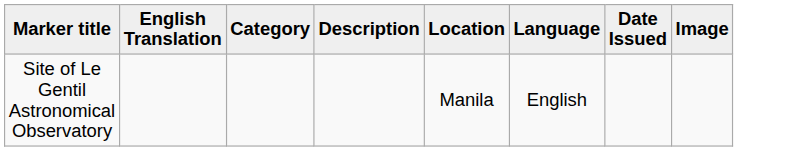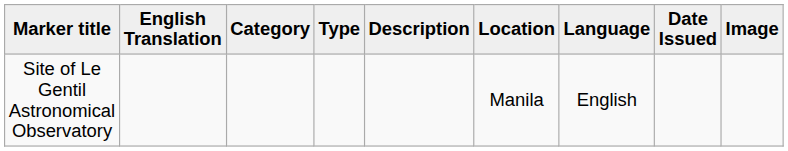+ column: (339, 29)
